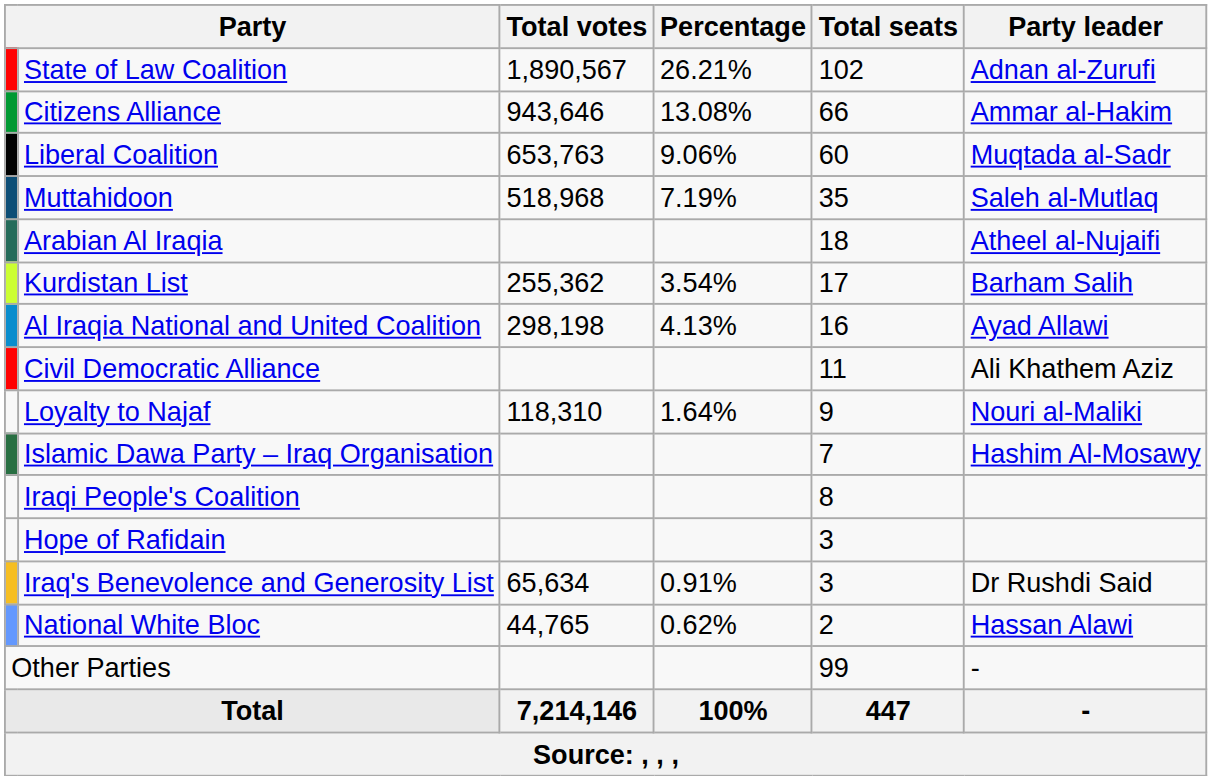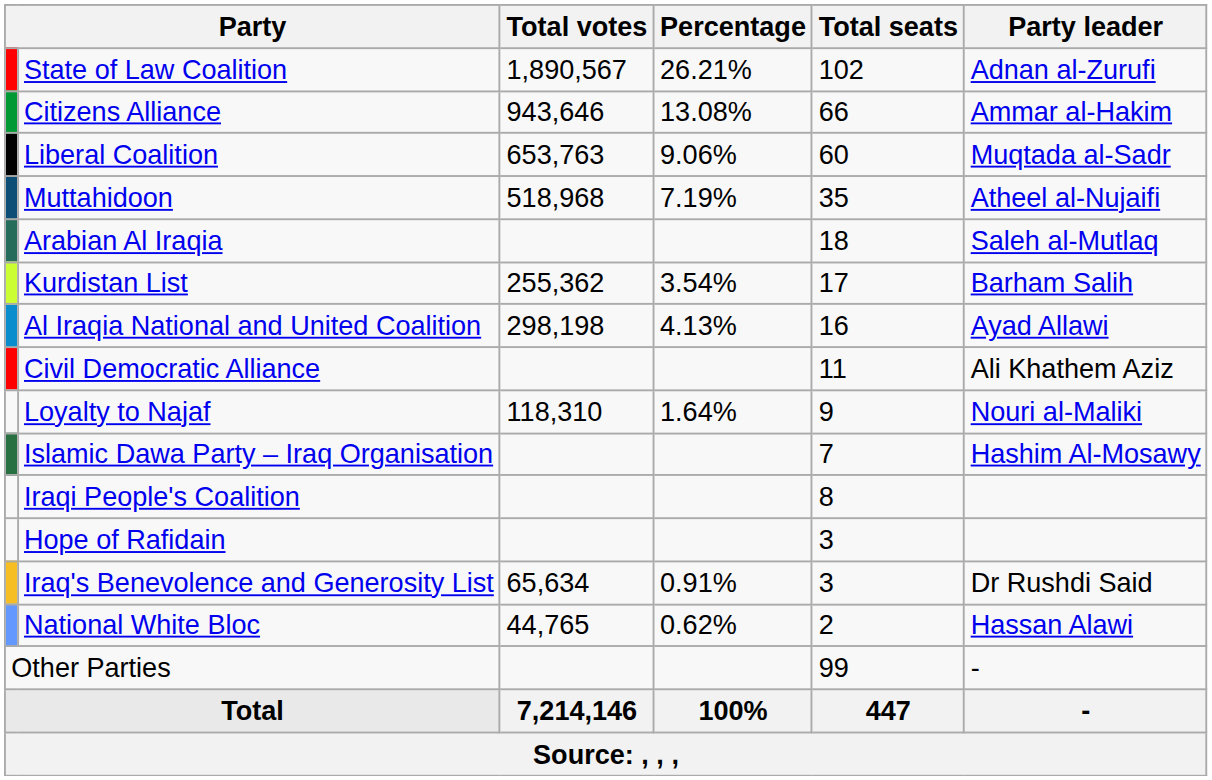(1065, 198) Saleh al-Mutlaq -> (1065, 198) Atheel al-Nujaifi
(1065, 241) Atheel al-Nujaifi -> (1065, 241) Saleh al-Mutlaq
